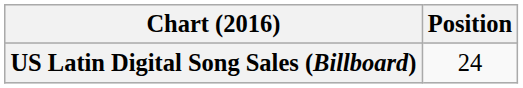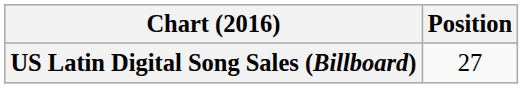(470, 62) 24 -> (470, 62) 27
